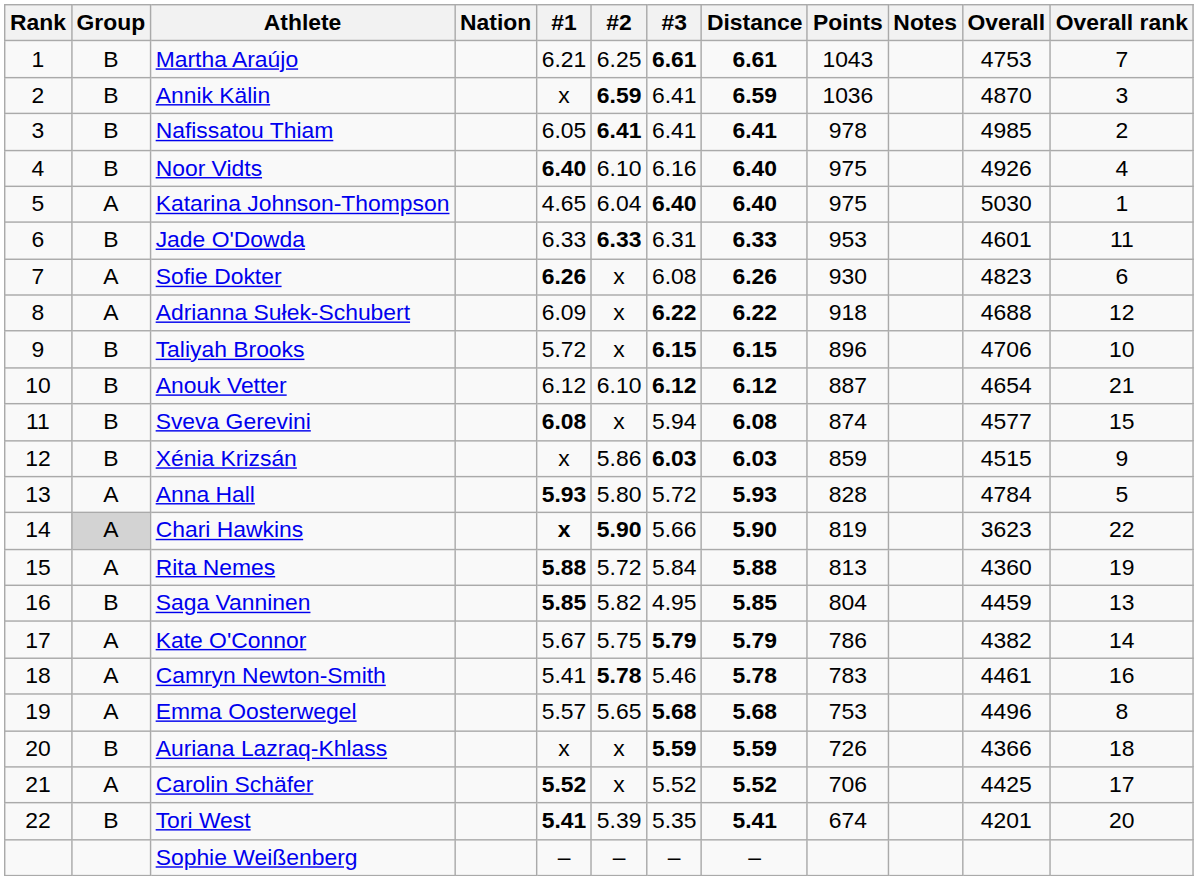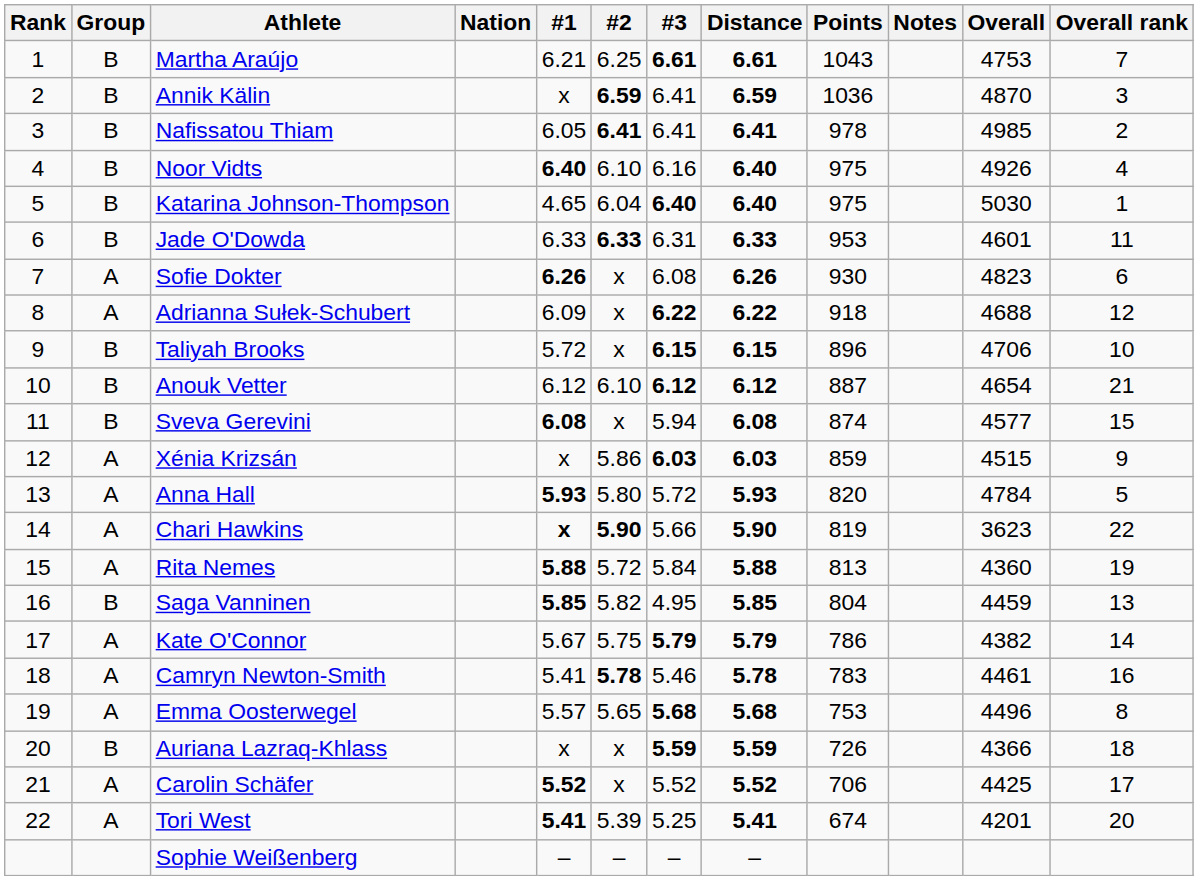(111, 204) A -> (111, 204) B
(111, 458) B -> (111, 458) A
(848, 494) 828 -> (848, 494) 820
(111, 530) lightgrey background -> (111, 530) no background
(111, 820) B -> (111, 820) A
(674, 820) 5.35 -> (674, 820) 5.25
